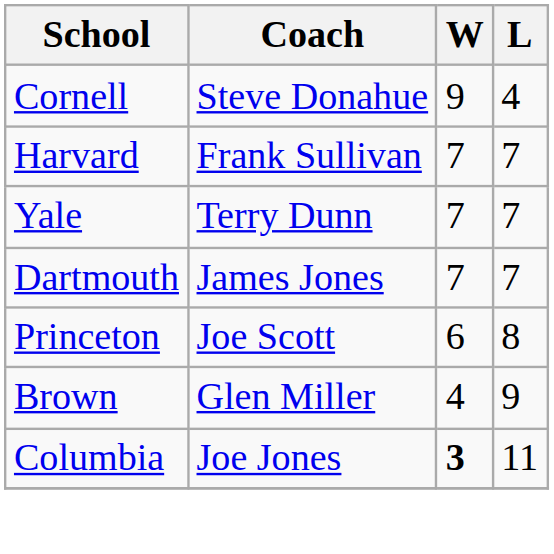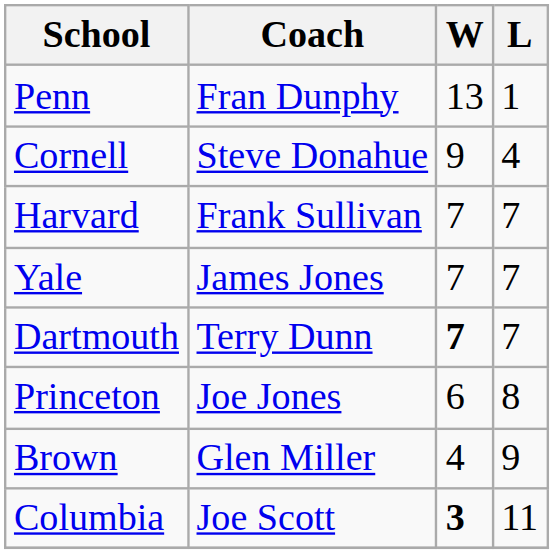+ row: (52, 95)
(285, 215) Terry Dunn -> (290, 276) James Jones
(290, 276) James Jones -> (285, 336) Terry Dunn
(455, 276) normal -> (455, 336) bold
(266, 336) Joe Scott -> (269, 397) Joe Jones
(269, 457) Joe Jones -> (266, 517) Joe Scott
